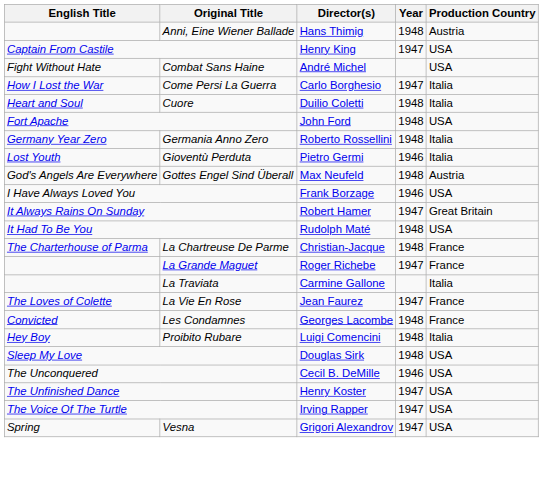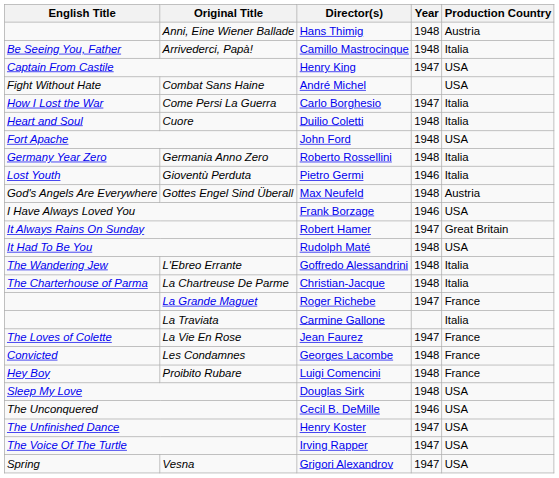+ row: (208, 49)
+ row: (202, 265)
(447, 247) France -> (457, 283) Italia
(441, 337) Italia -> (462, 373) France
